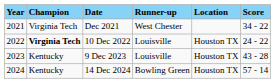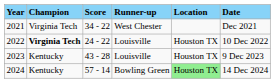columns swapped: (253, 11) <-> (94, 11)
(216, 70) no background -> (196, 70) lightgreen background
